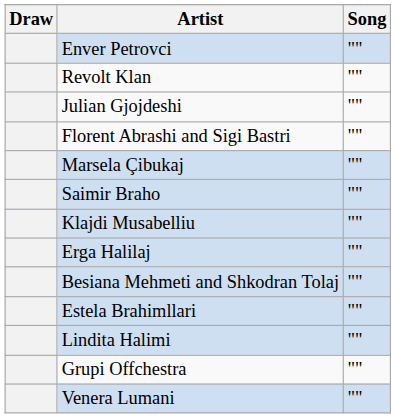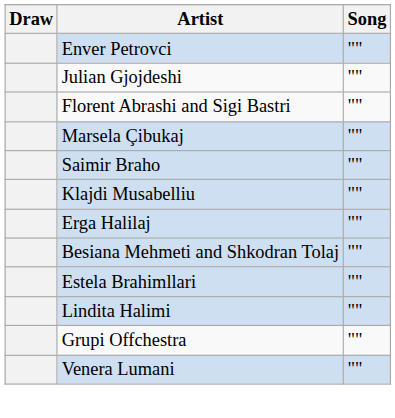- row: (106, 77)
